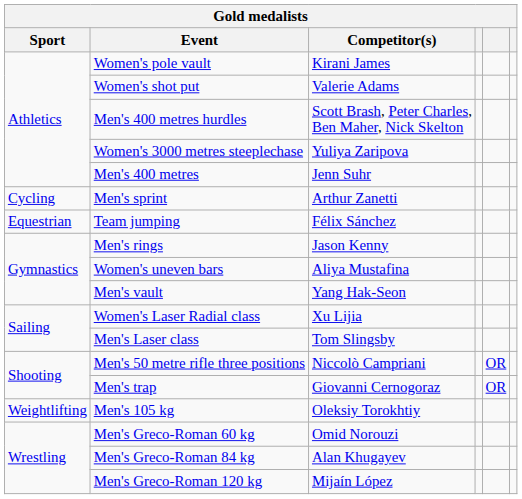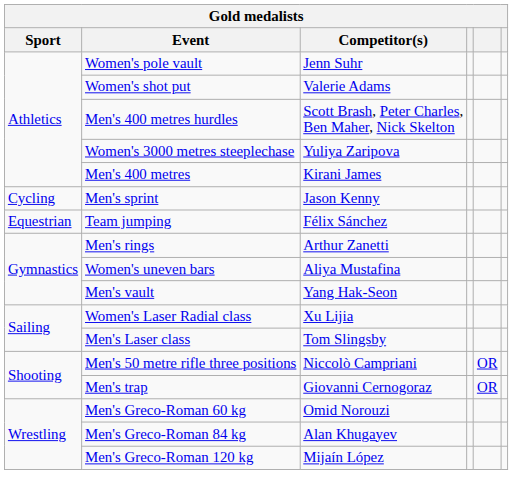(351, 63) Kirani James -> (333, 63) Jenn Suhr
(342, 174) Jenn Suhr -> (342, 174) Kirani James
(355, 198) Arthur Zanetti -> (341, 198) Jason Kenny
(350, 245) Jason Kenny -> (346, 245) Arthur Zanetti
- row: (134, 410)
